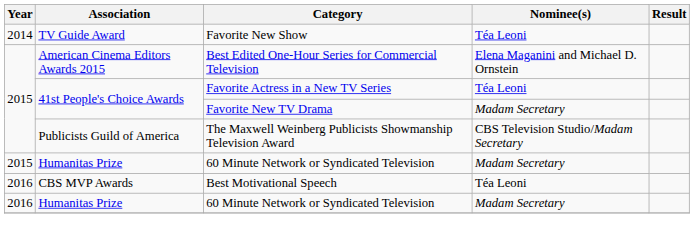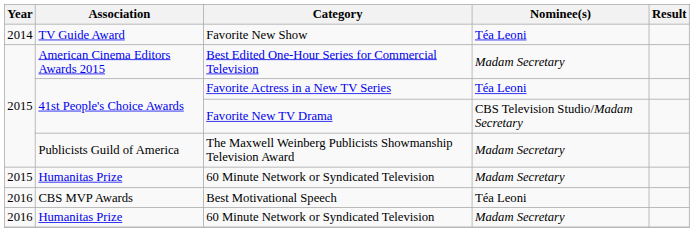(556, 61) Elena Maganini and Michael D. Ornstein -> (520, 61) Madam Secretary
(520, 108) Madam Secretary -> (554, 116) CBS Television Studio/Madam Secretary
(554, 136) CBS Television Studio/Madam Secretary -> (520, 150) Madam Secretary
